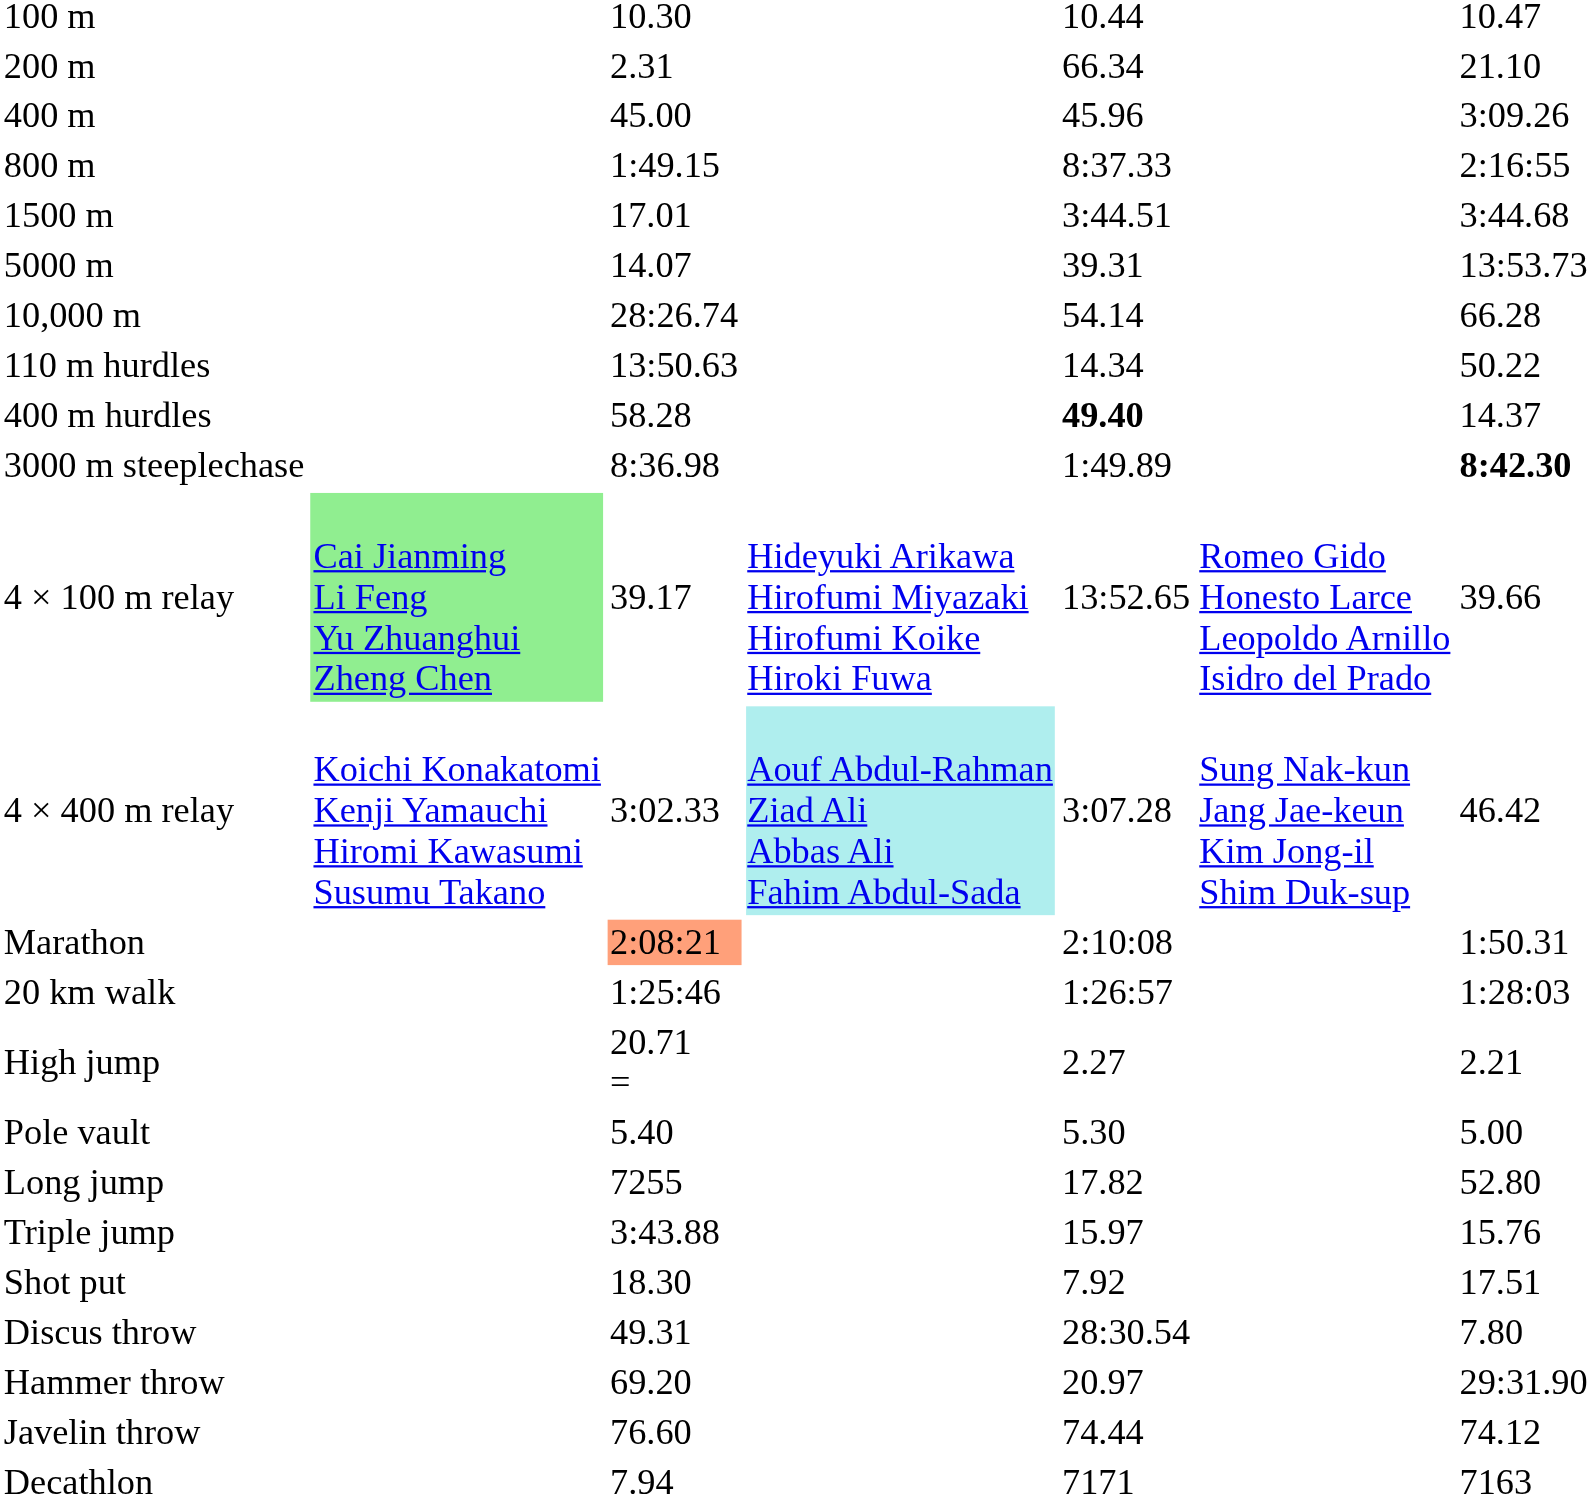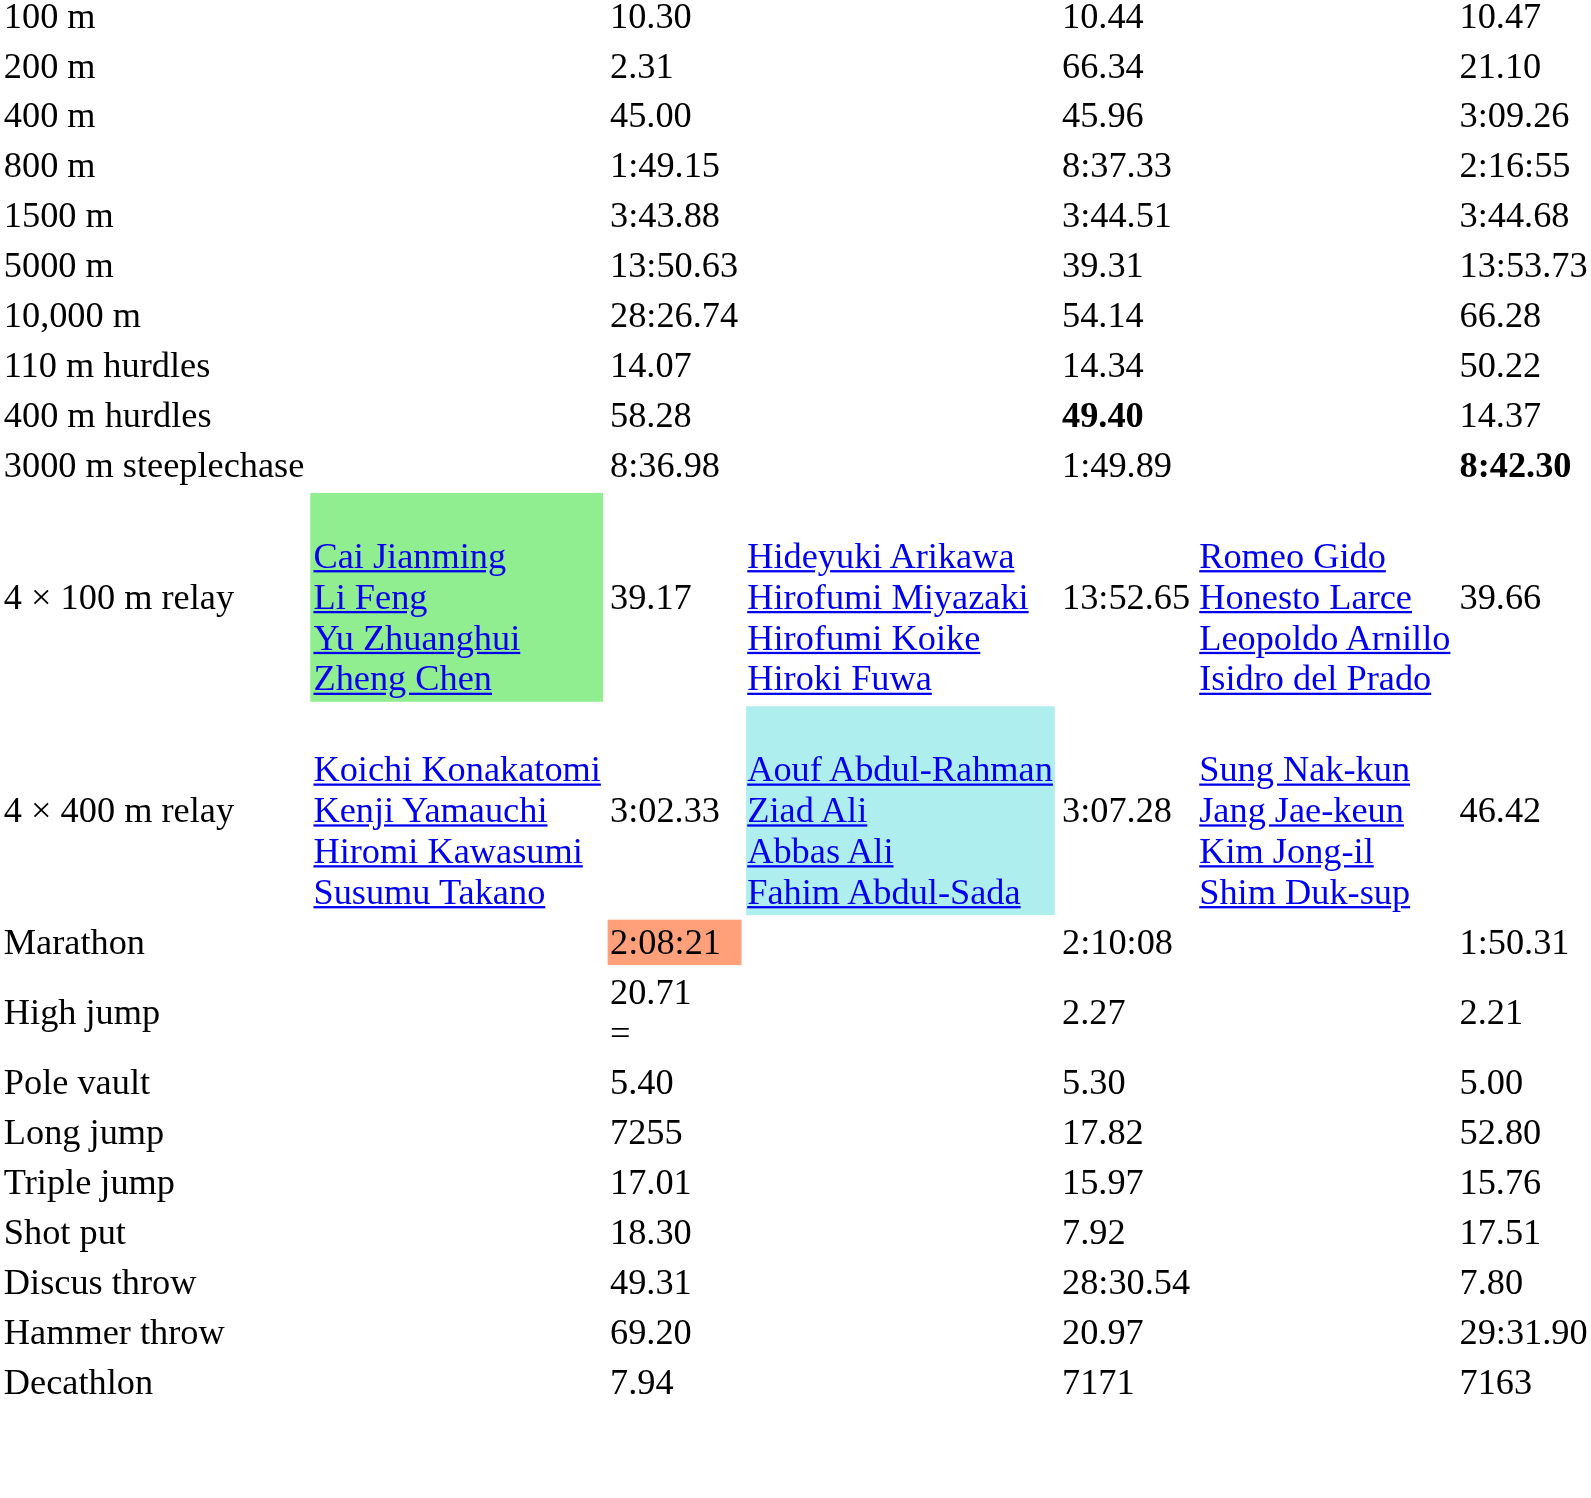(651, 215) 17.01 -> (665, 215) 3:43.88
(651, 265) 14.07 -> (674, 265) 13:50.63
(674, 365) 13:50.63 -> (651, 365) 14.07
- row: (90, 991)
(665, 1232) 3:43.88 -> (651, 1182) 17.01
- row: (102, 1432)
